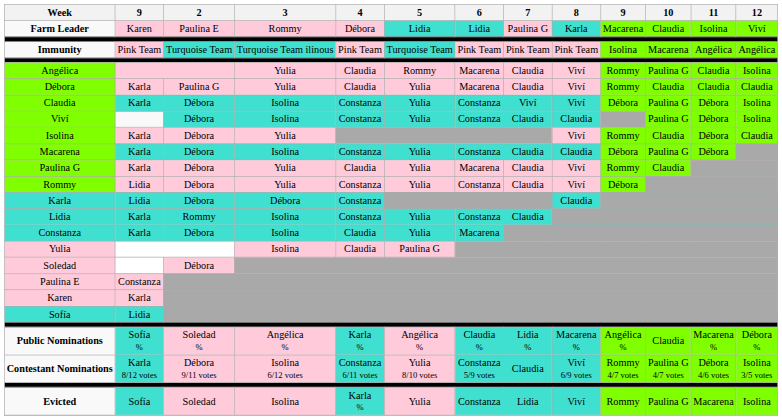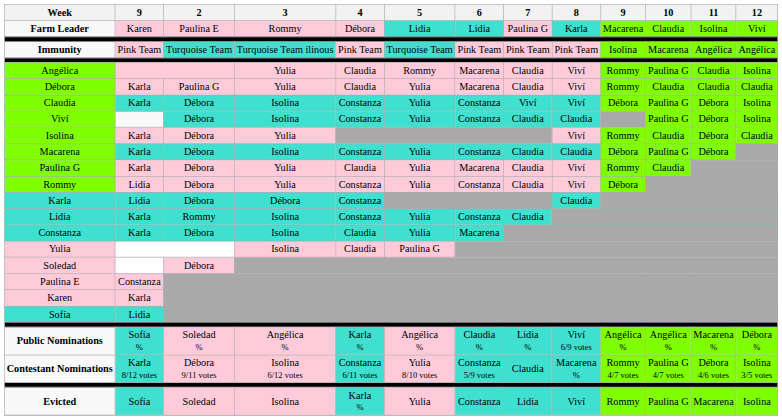(576, 341) Macarena % -> (576, 341) Viví 6/9 votes
(668, 341) Claudia -> (668, 341) Angélica %
(576, 368) Viví 6/9 votes -> (576, 368) Macarena %
